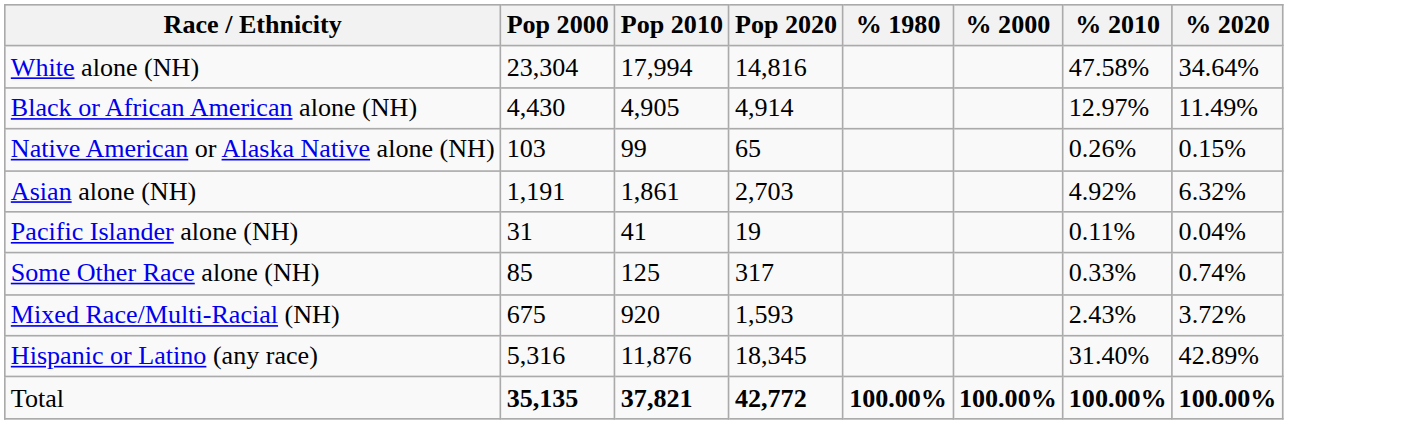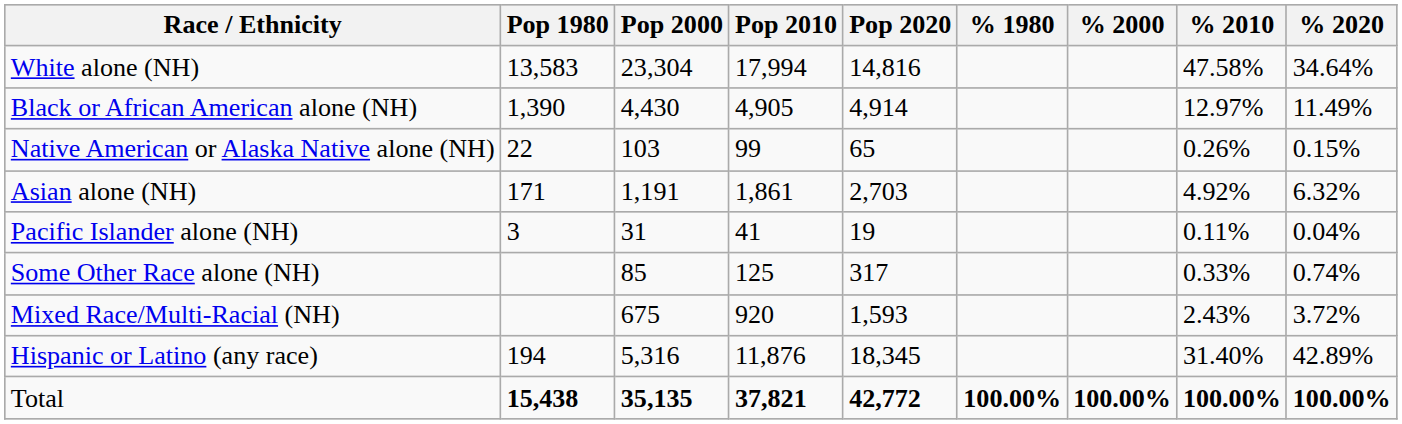+ column: (558, 25)
